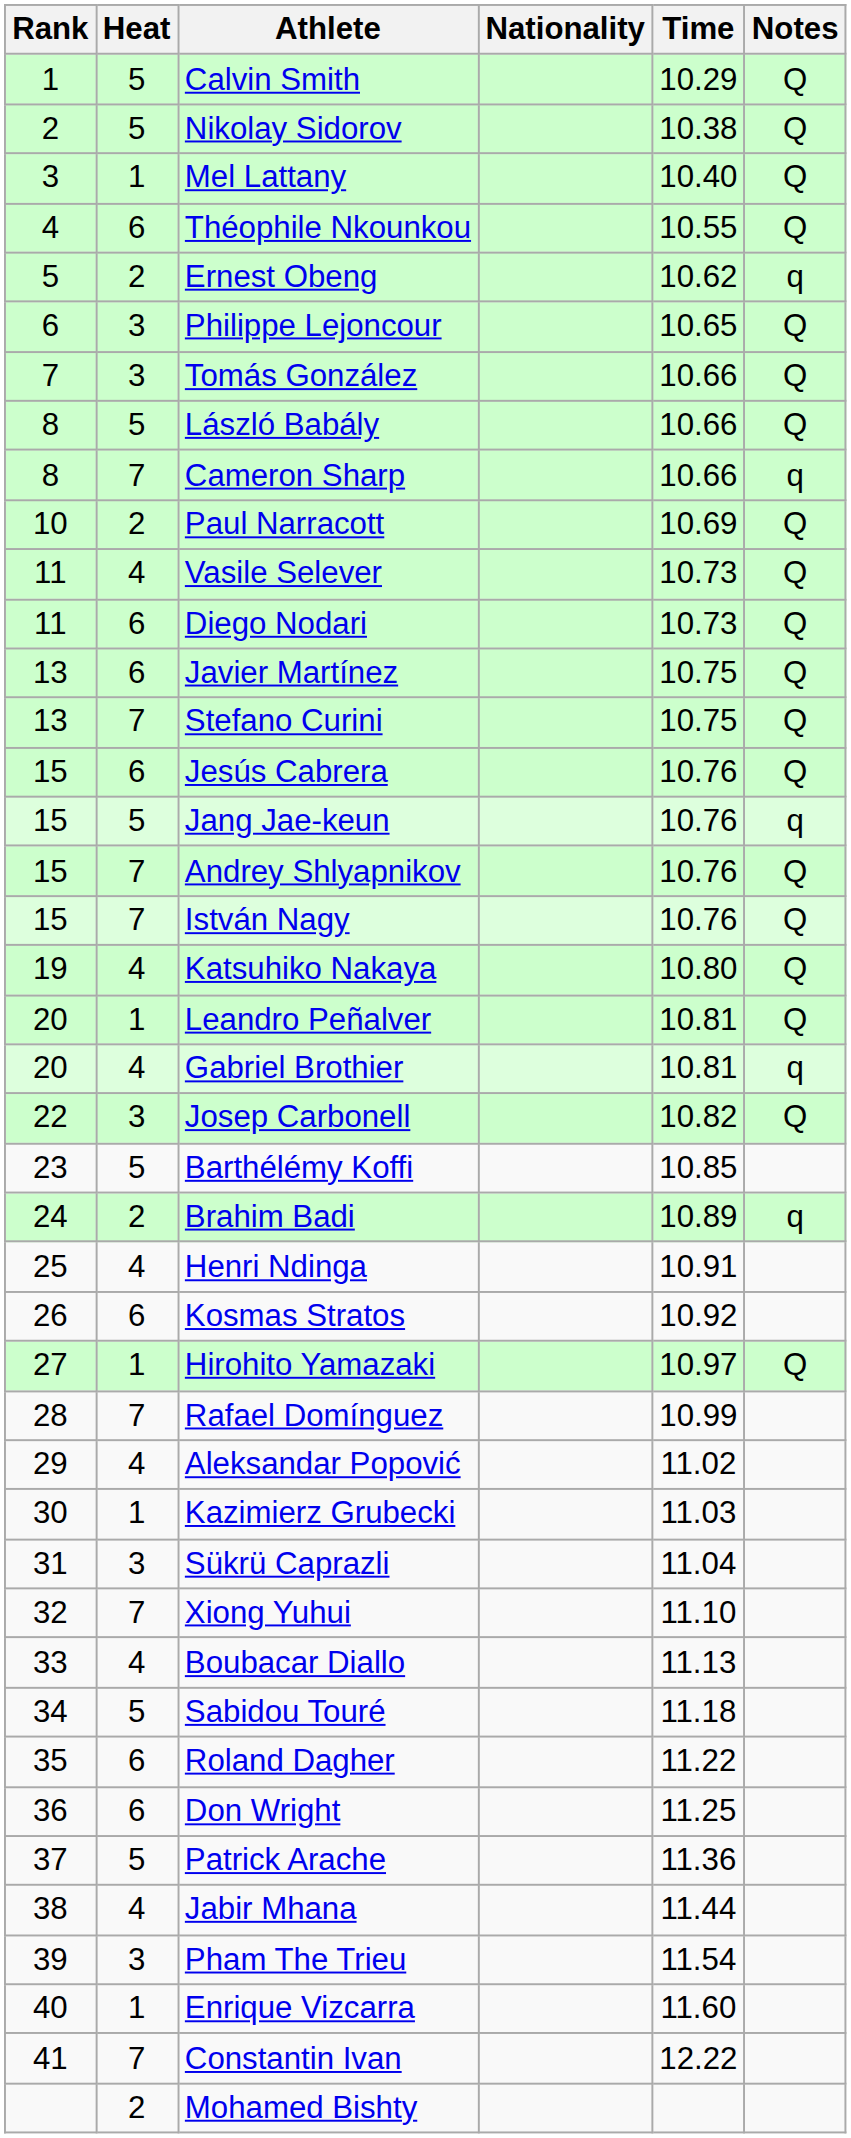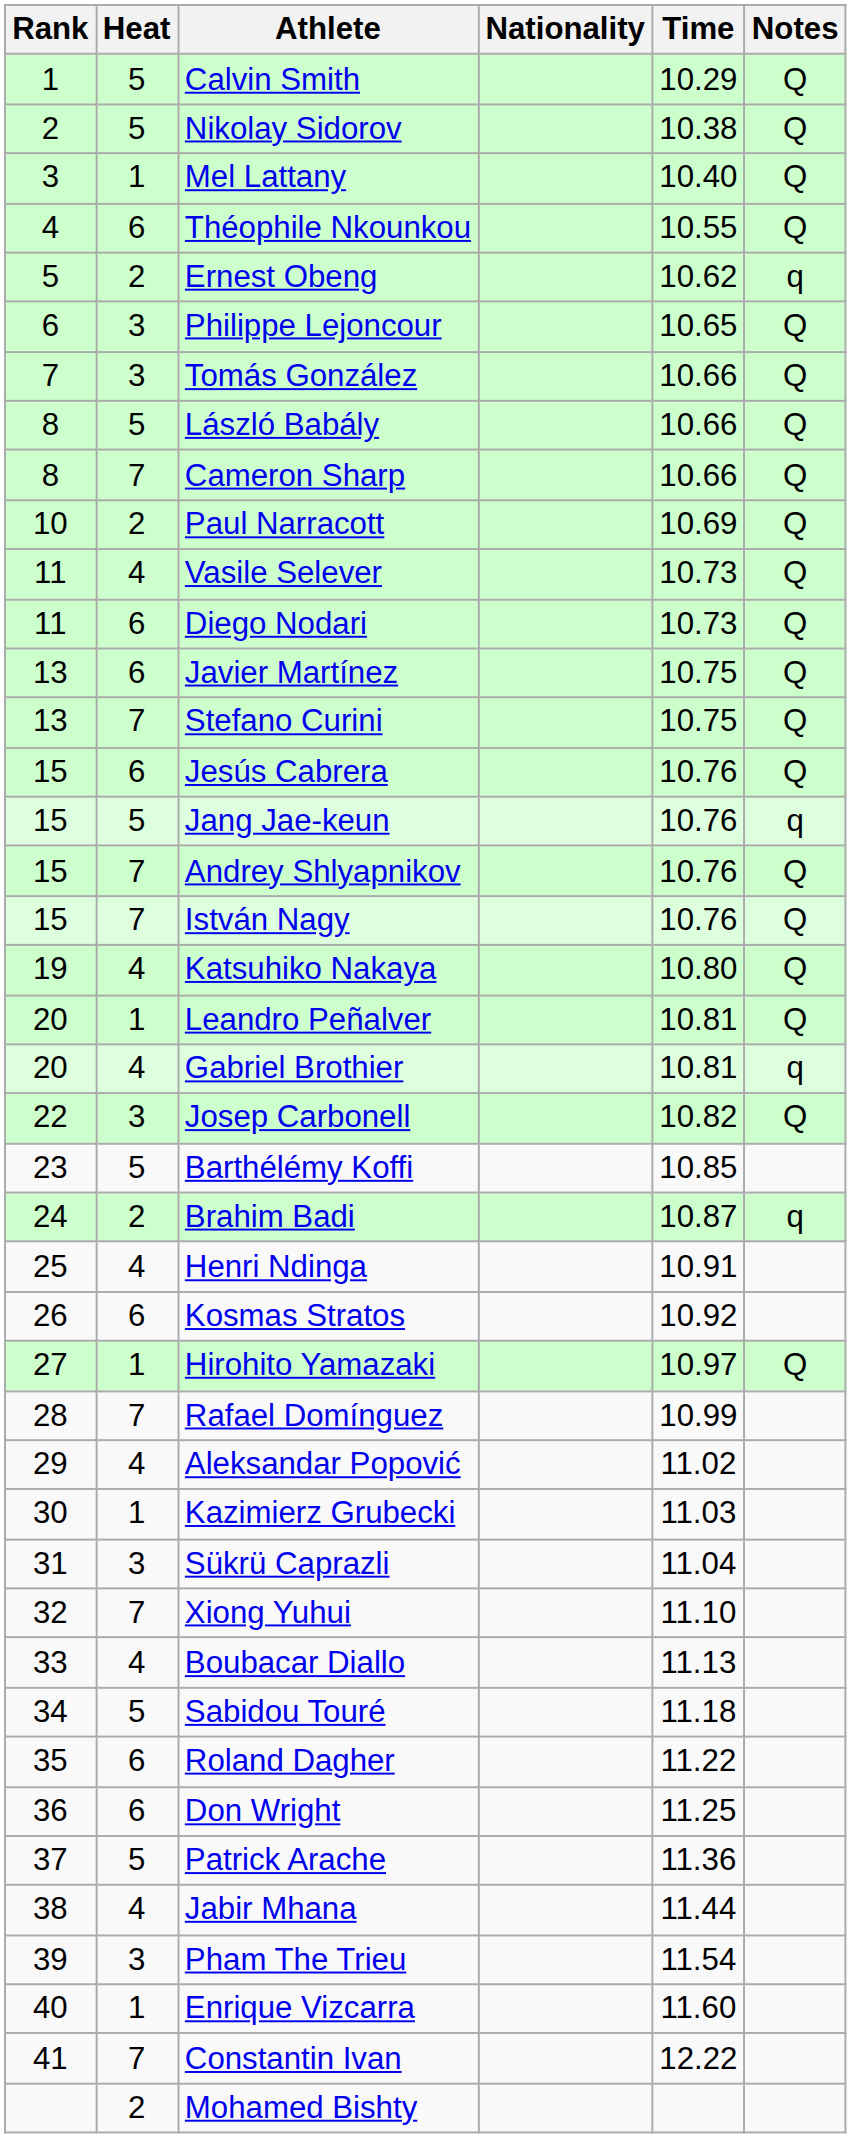(795, 474) q -> (795, 474) Q
(698, 1216) 10.89 -> (698, 1216) 10.87
